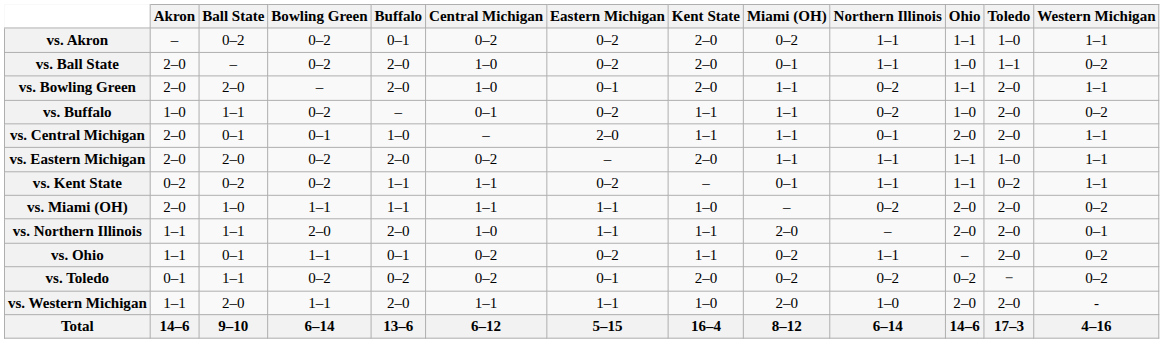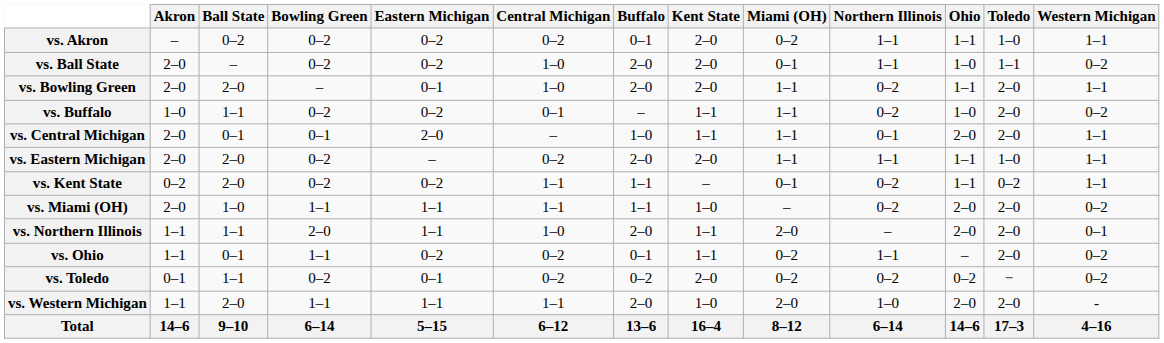columns swapped: (398, 16) <-> (607, 16)
(233, 183) 0–2 -> (233, 183) 2–0
(888, 183) 1–1 -> (888, 183) 0–2
